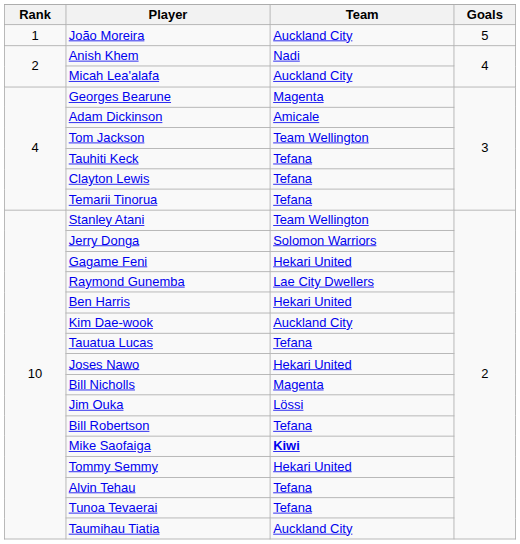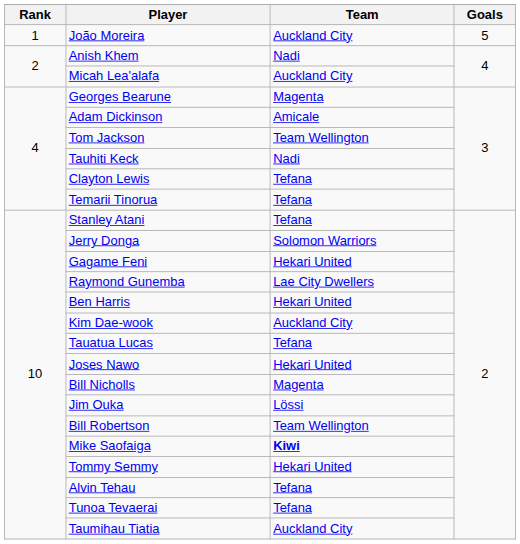(293, 158) Tefana -> (286, 158) Nadi
(321, 220) Team Wellington -> (293, 220) Tefana
(293, 425) Tefana -> (321, 425) Team Wellington
